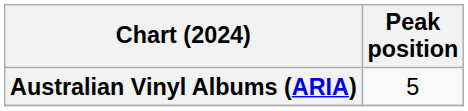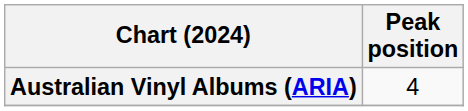(413, 86) 5 -> (413, 86) 4
